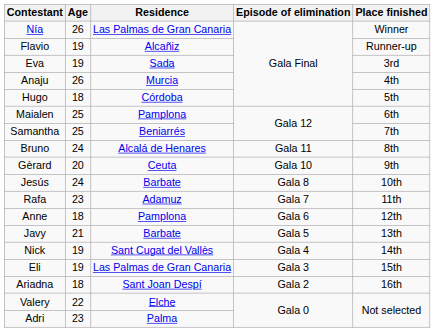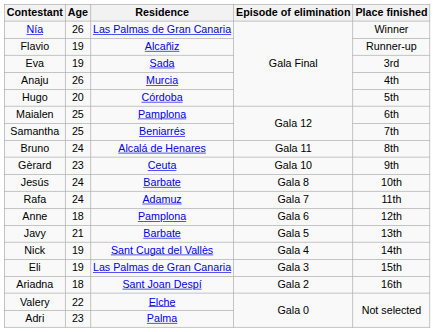(78, 98) 18 -> (78, 98) 20
(78, 166) 20 -> (78, 166) 23
(78, 200) 23 -> (78, 200) 24
